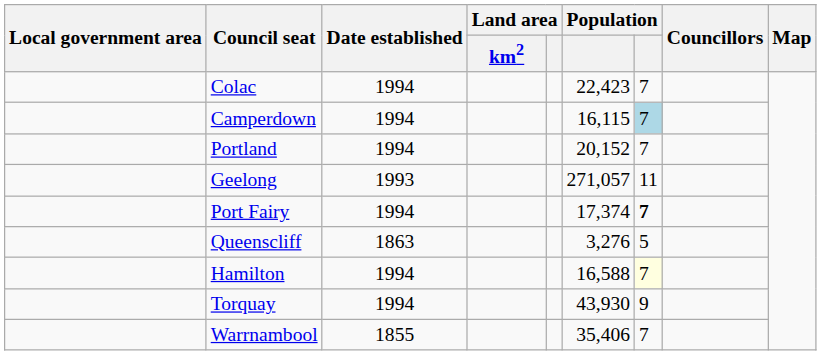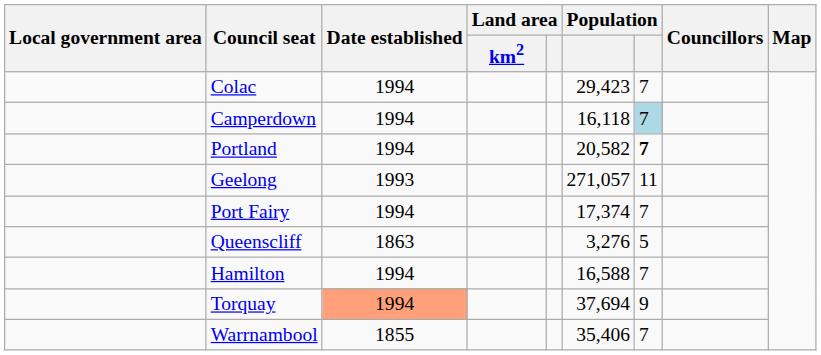(603, 87) 22,423 -> (603, 87) 29,423
(604, 118) 16,115 -> (604, 118) 16,118
(603, 149) 20,152 -> (603, 149) 20,582
(644, 149) normal -> (644, 149) bold
(644, 211) bold -> (644, 211) normal
(644, 272) lightyellow background -> (644, 272) no background
(395, 303) no background -> (395, 303) lightsalmon background
(603, 303) 43,930 -> (603, 303) 37,694
